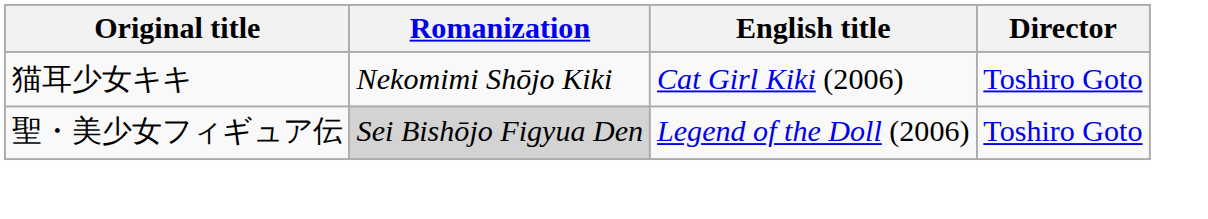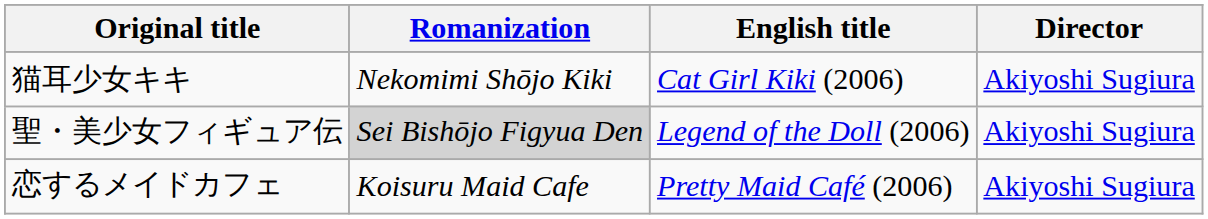(1063, 78) Toshiro Goto -> (1089, 78) Akiyoshi Sugiura
(1063, 132) Toshiro Goto -> (1089, 132) Akiyoshi Sugiura
+ row: (147, 184)
